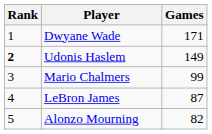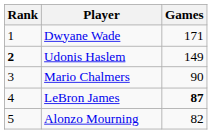(197, 77) 99 -> (197, 77) 90
(197, 98) normal -> (197, 98) bold
